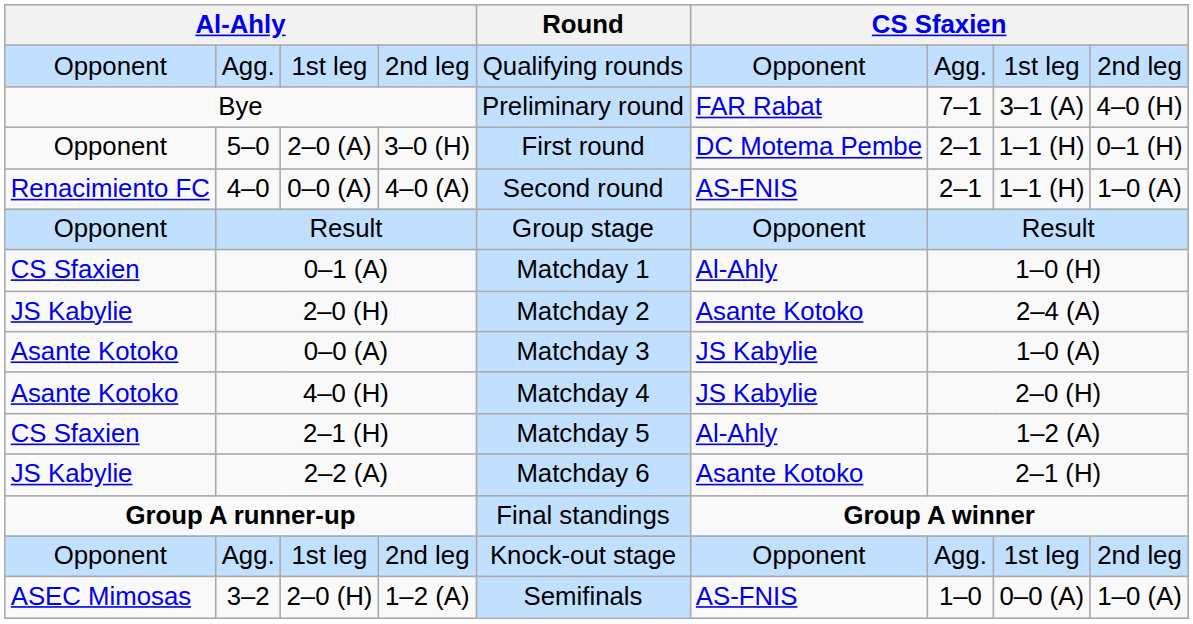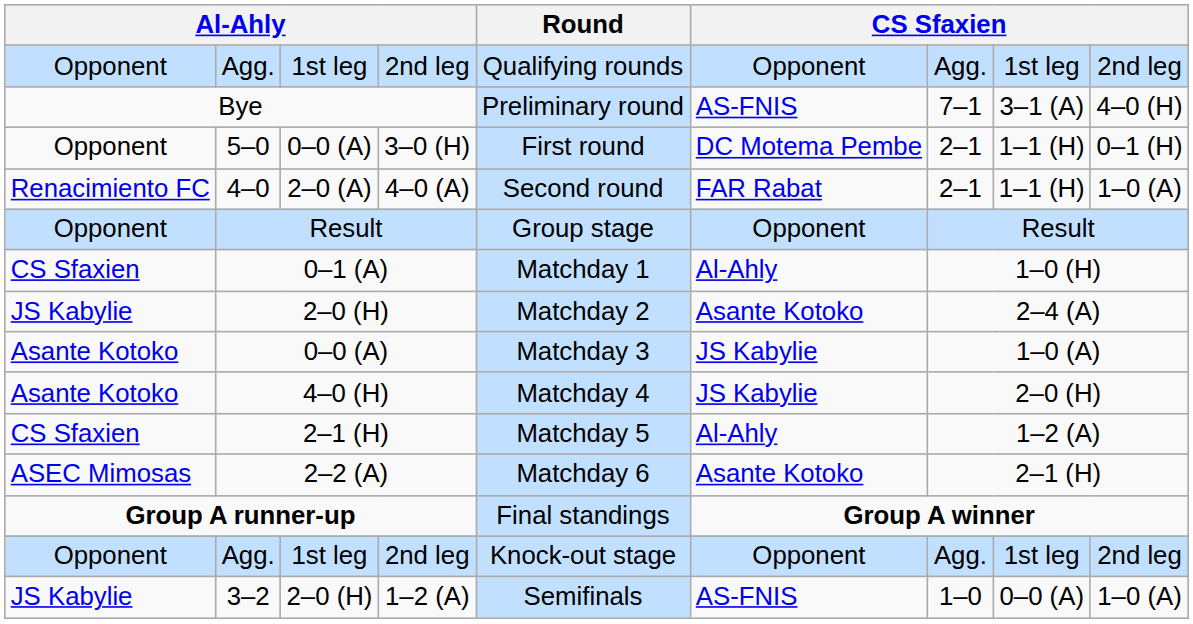(759, 106) FAR Rabat -> (747, 106) AS-FNIS
(329, 147) 2–0 (A) -> (329, 147) 0–0 (A)
(329, 188) 0–0 (A) -> (329, 188) 2–0 (A)
(747, 188) AS-FNIS -> (759, 188) FAR Rabat
(72, 474) JS Kabylie -> (101, 474) ASEC Mimosas
(101, 596) ASEC Mimosas -> (72, 596) JS Kabylie
